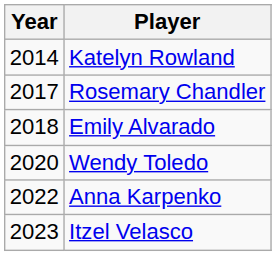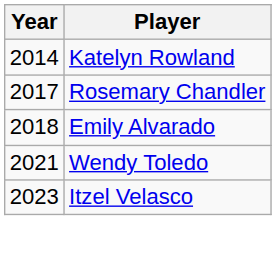(34, 162) 2020 -> (34, 162) 2021
- row: (145, 197)
